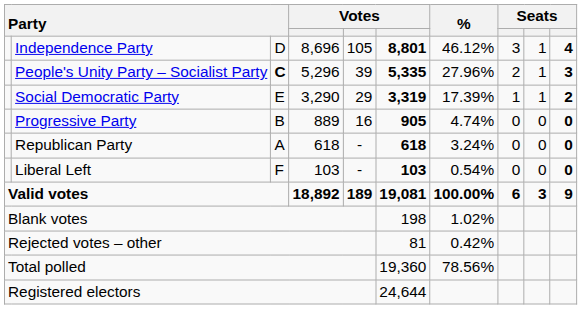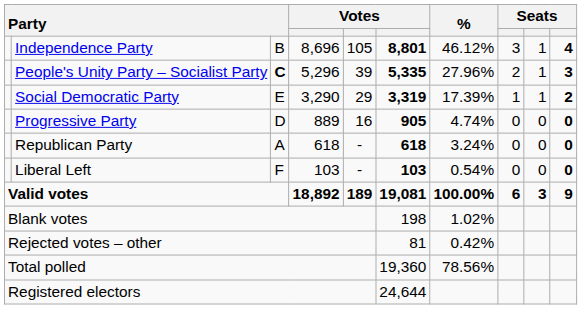(280, 48) D -> (280, 48) B
(280, 121) B -> (280, 121) D
